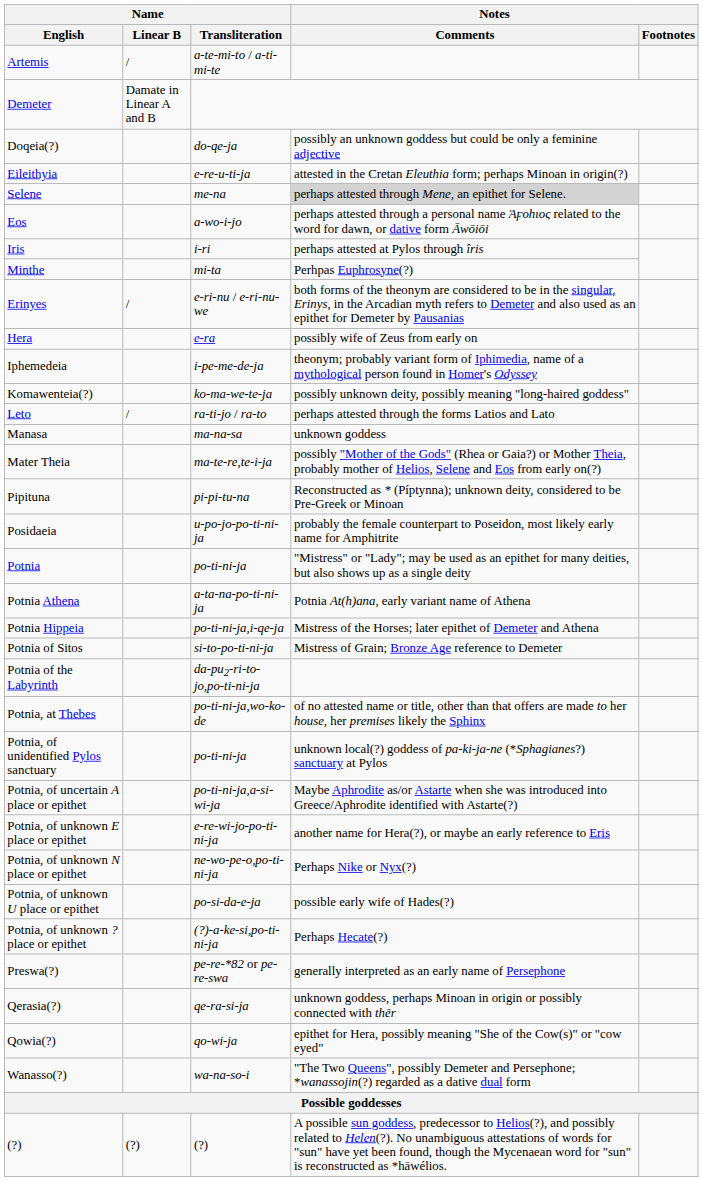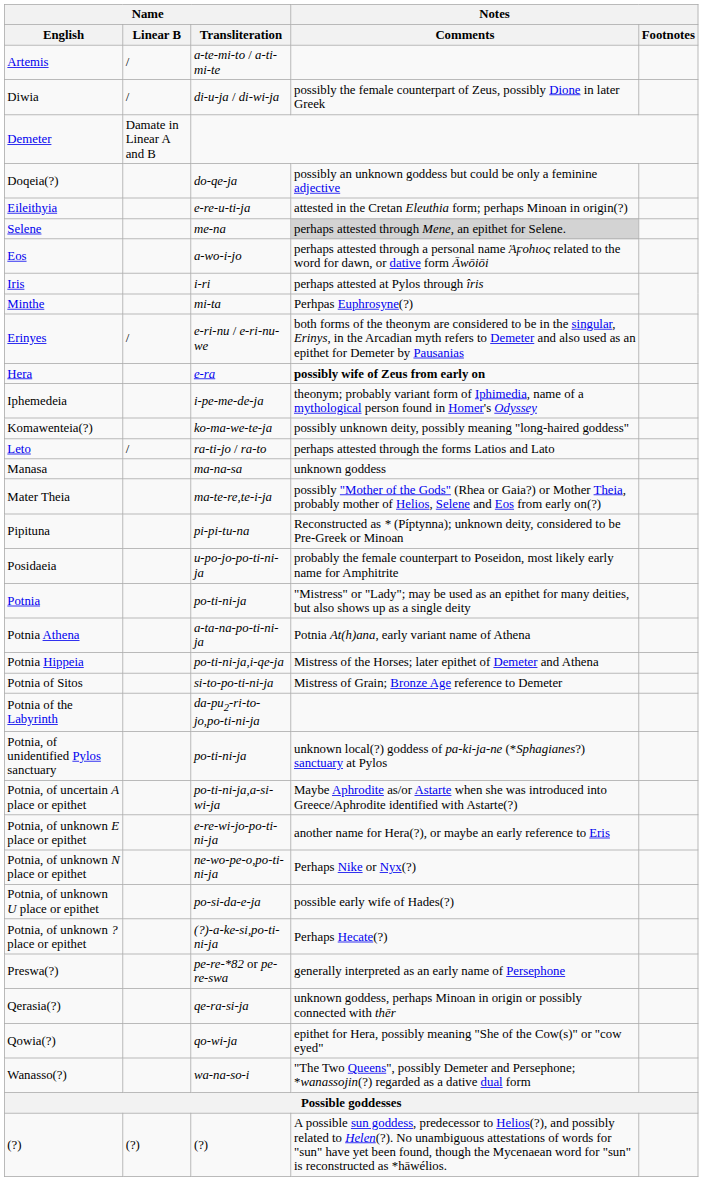+ row: (23, 97)
(386, 338) normal -> (390, 373) bold
- row: (51, 714)
